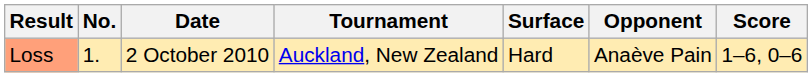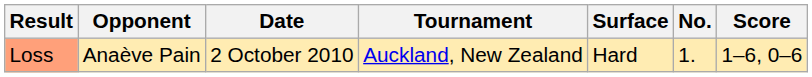columns swapped: (99, 20) <-> (653, 20)
